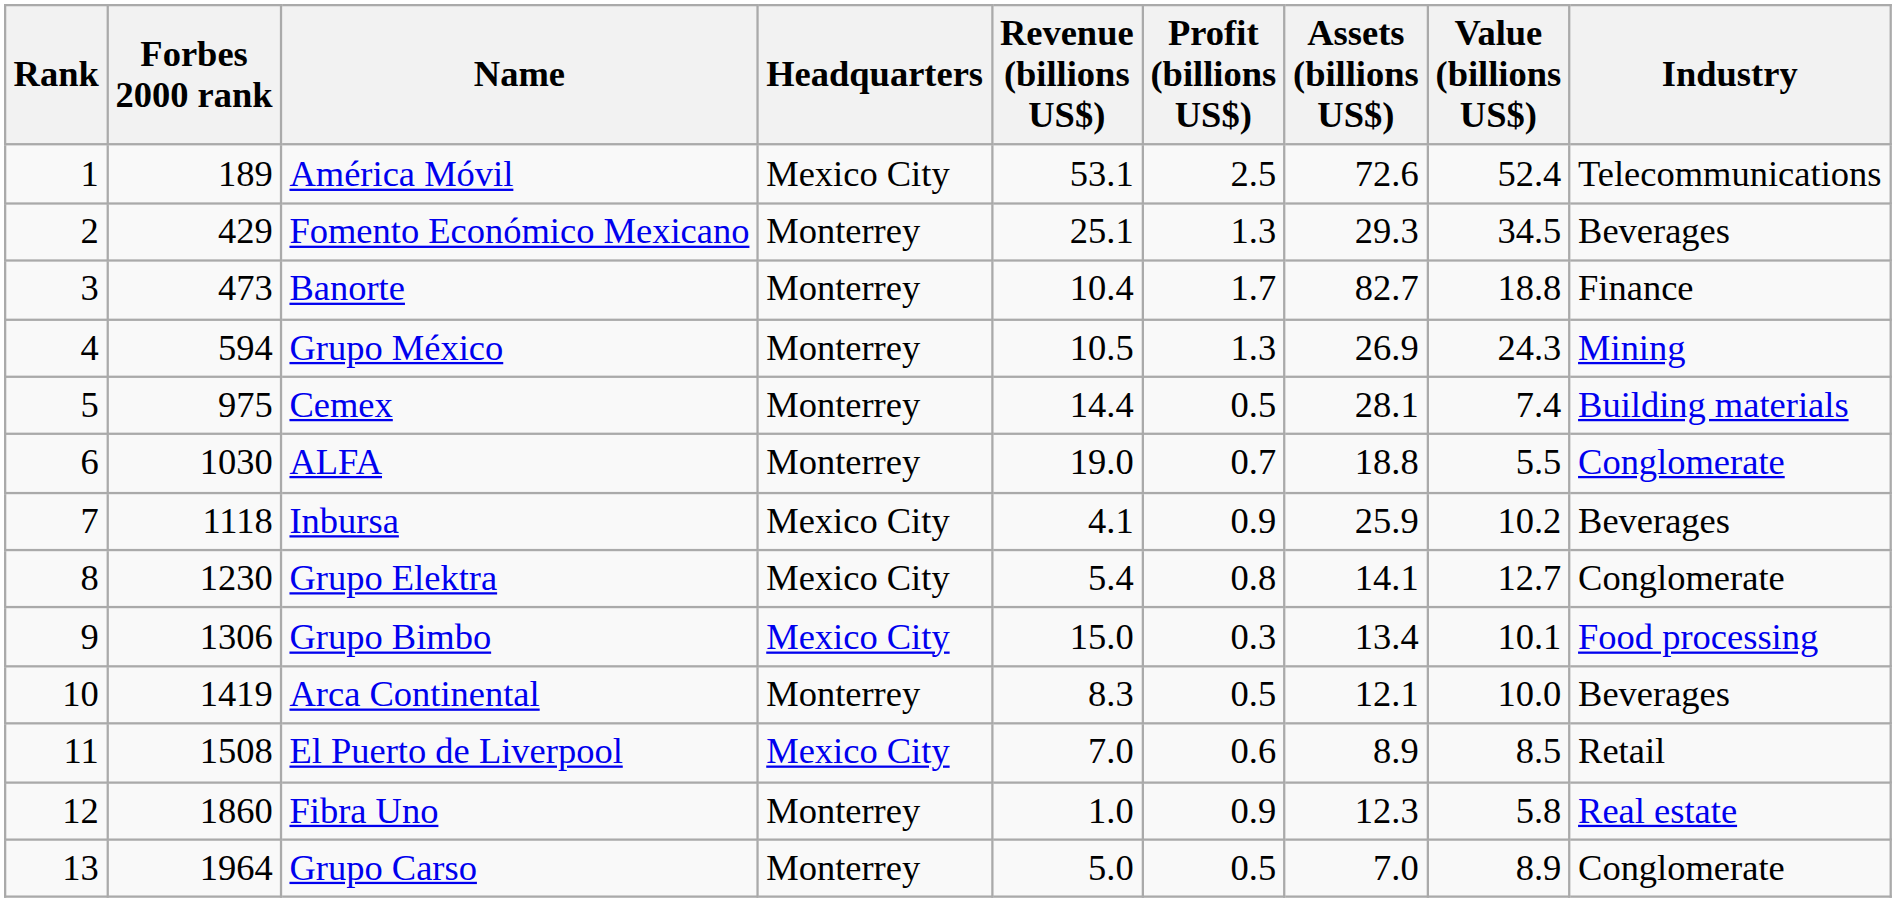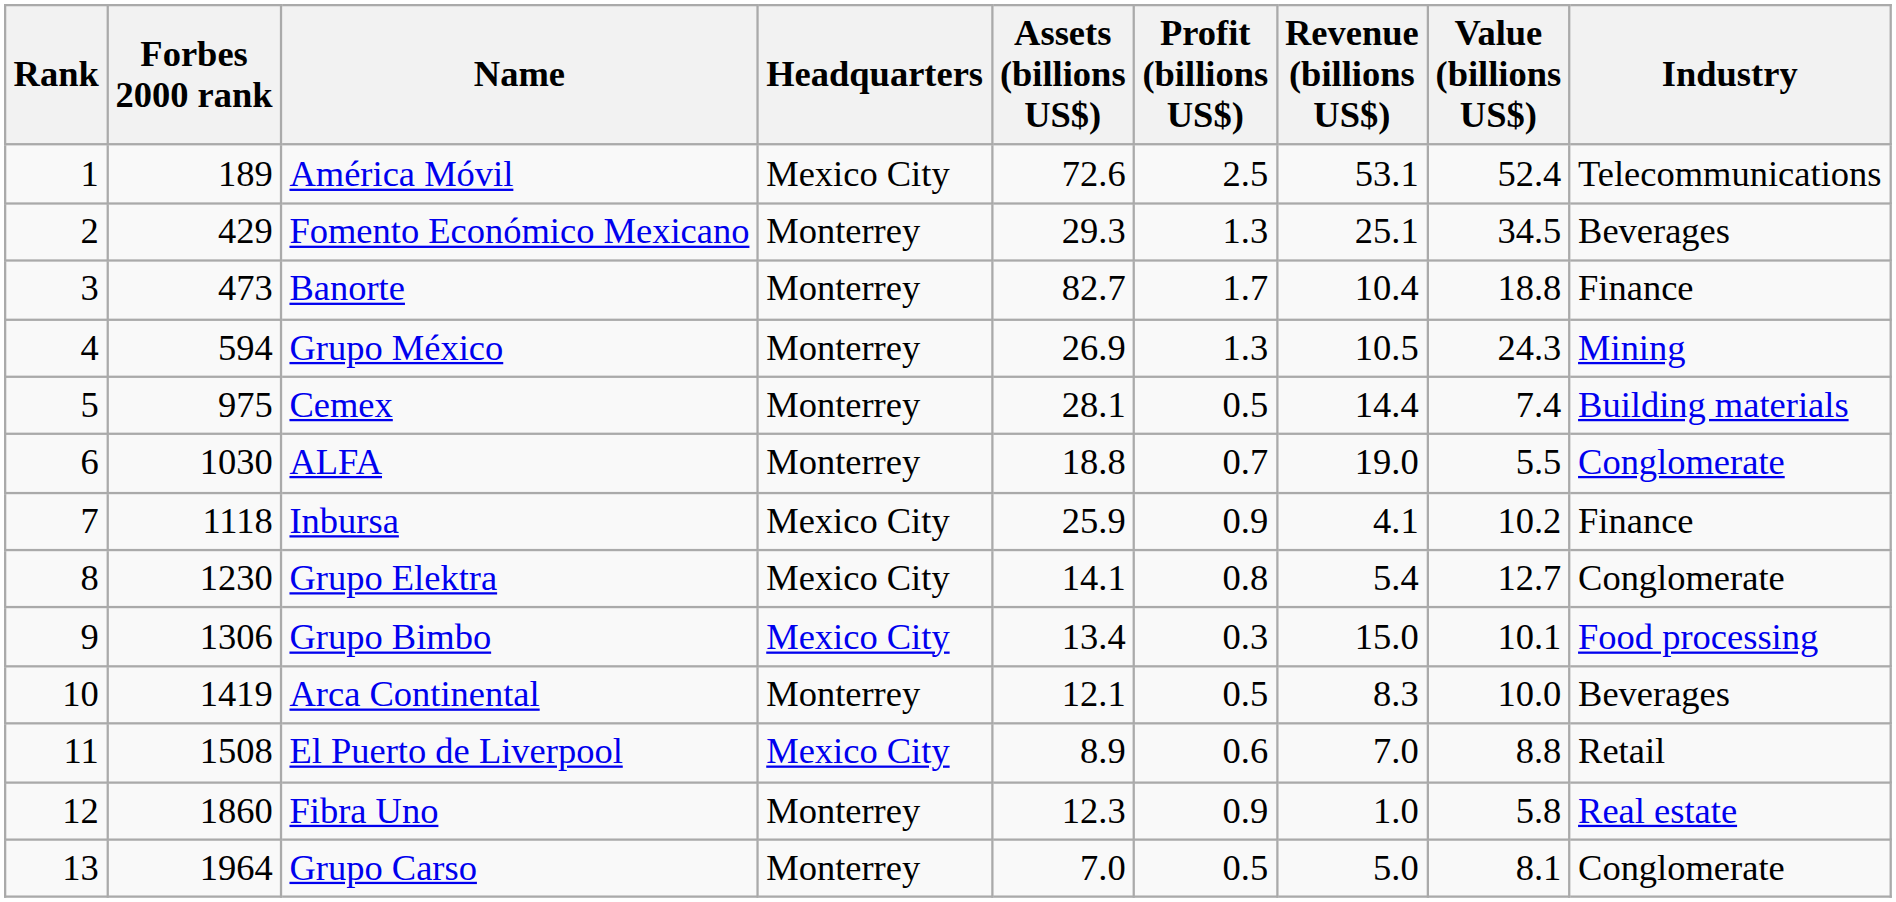columns swapped: (1067, 74) <-> (1356, 74)
(1654, 520) Beverages -> (1636, 520) Finance
(1538, 751) 8.5 -> (1538, 751) 8.8
(1538, 867) 8.9 -> (1538, 867) 8.1
